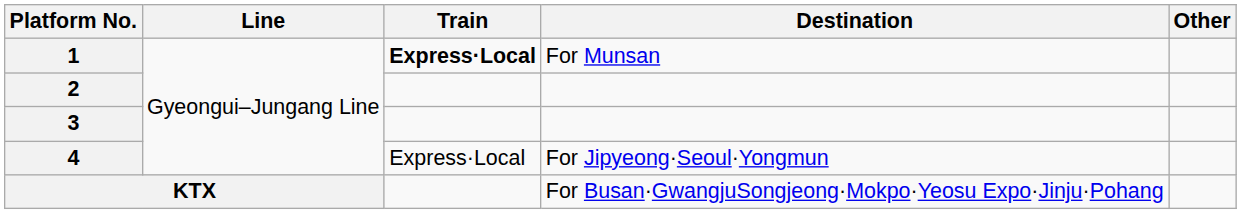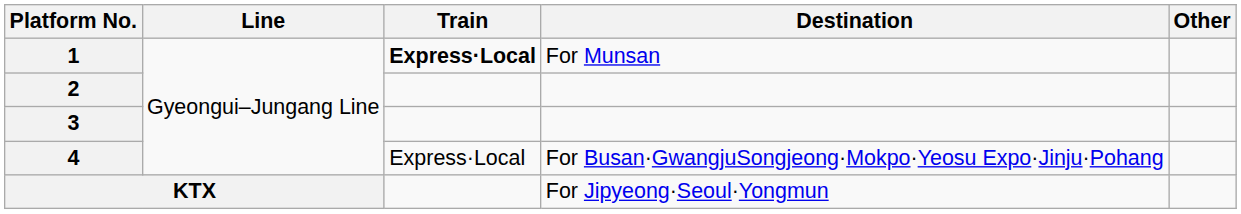(687, 157) For Jipyeong·Seoul·Yongmun -> (855, 157) For Busan·GwangjuSongjeong·Mokpo·Yeosu Expo·Jinju·Pohang
(855, 191) For Busan·GwangjuSongjeong·Mokpo·Yeosu Expo·Jinju·Pohang -> (687, 191) For Jipyeong·Seoul·Yongmun
